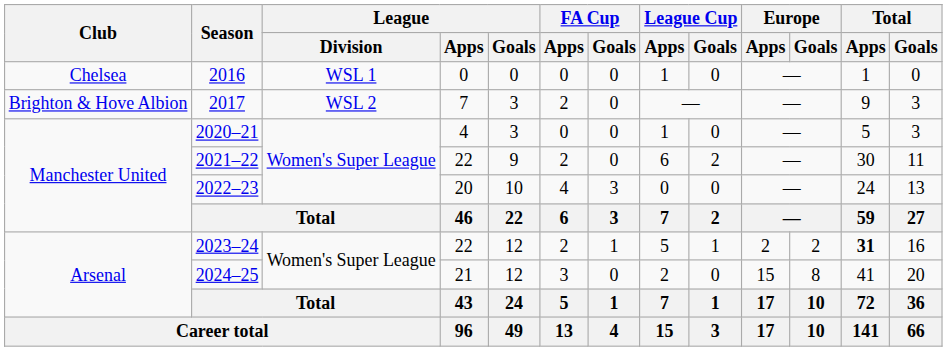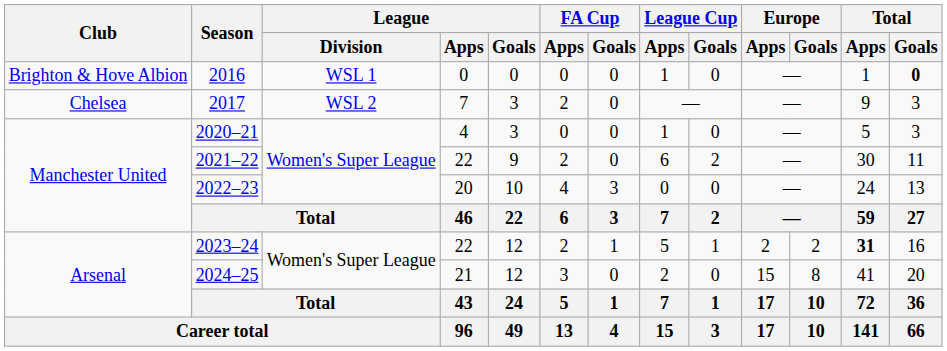(98, 75) Chelsea -> (98, 75) Brighton & Hove Albion
(916, 75) normal -> (916, 75) bold
(98, 103) Brighton & Hove Albion -> (98, 103) Chelsea
